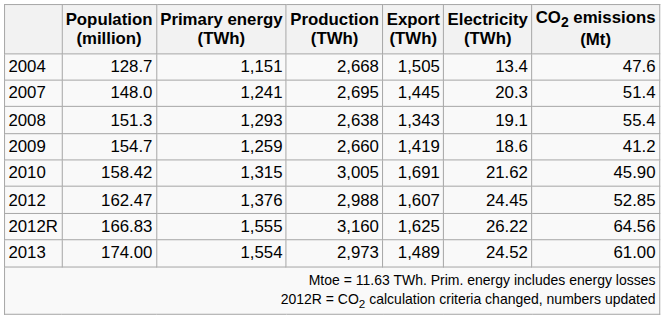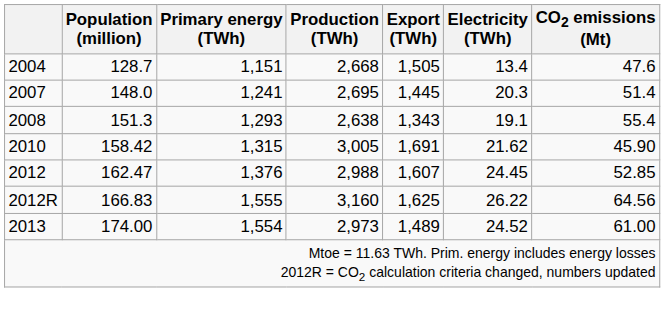- row: (27, 146)
